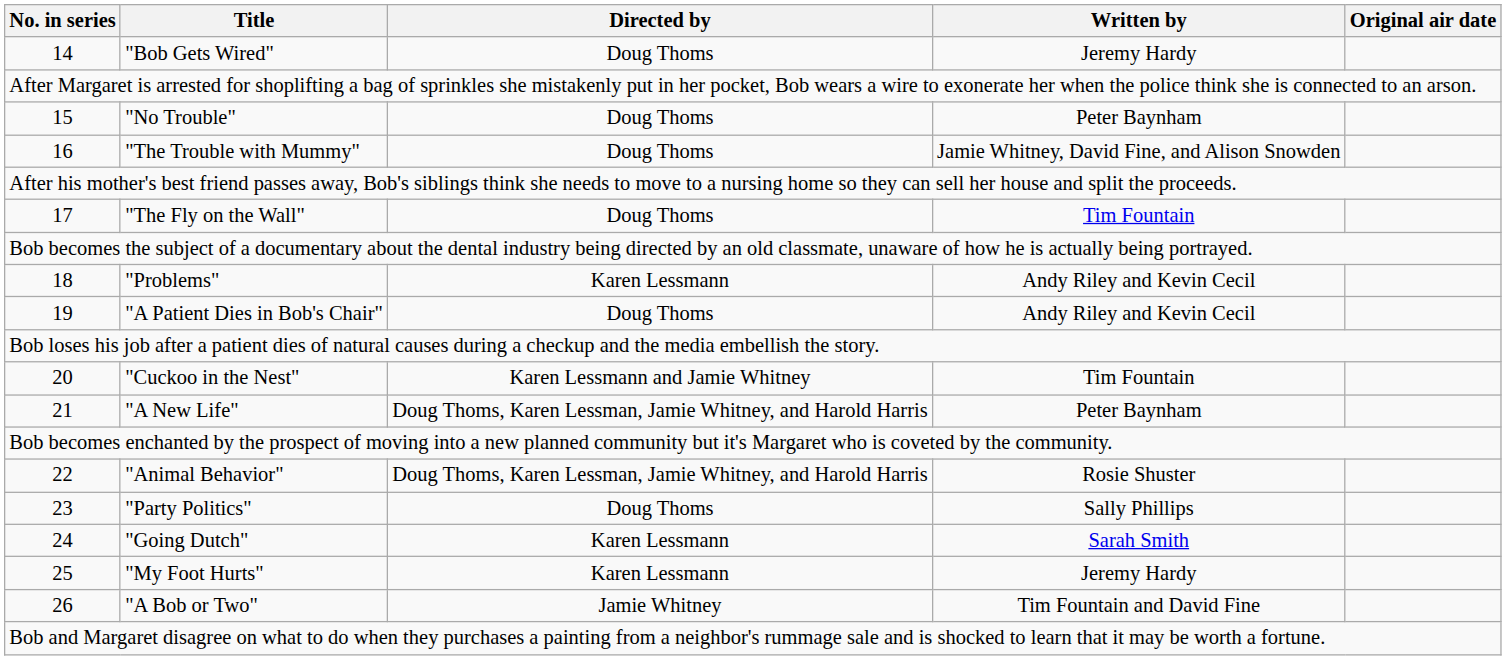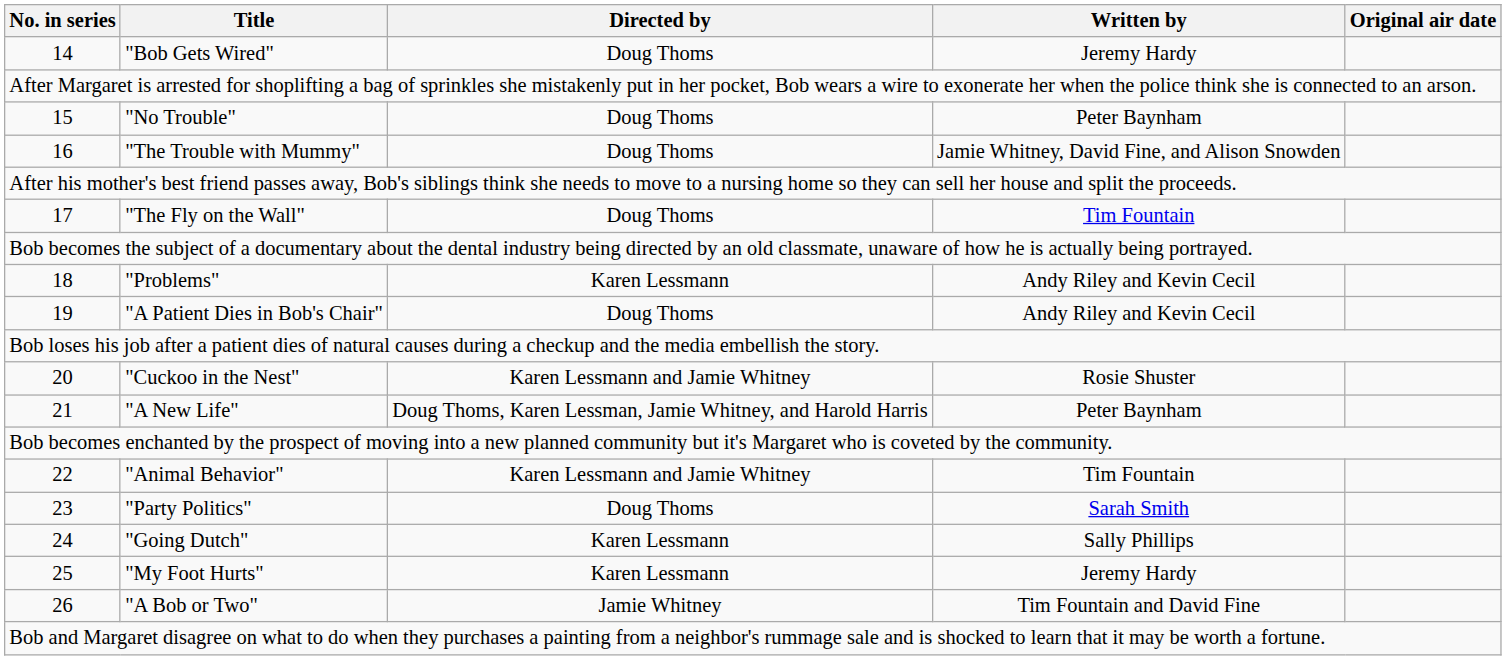(1139, 378) Tim Fountain -> (1139, 378) Rosie Shuster
(660, 475) Doug Thoms, Karen Lessman, Jamie Whitney, and Harold Harris -> (660, 475) Karen Lessmann and Jamie Whitney
(1139, 475) Rosie Shuster -> (1139, 475) Tim Fountain
(1139, 507) Sally Phillips -> (1139, 507) Sarah Smith
(1139, 540) Sarah Smith -> (1139, 540) Sally Phillips
